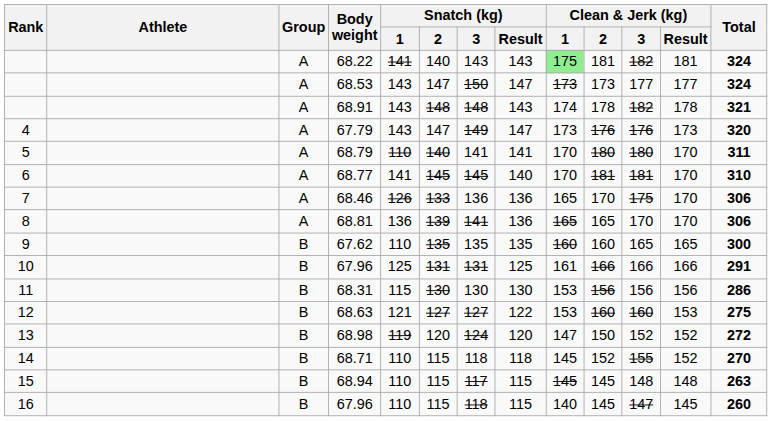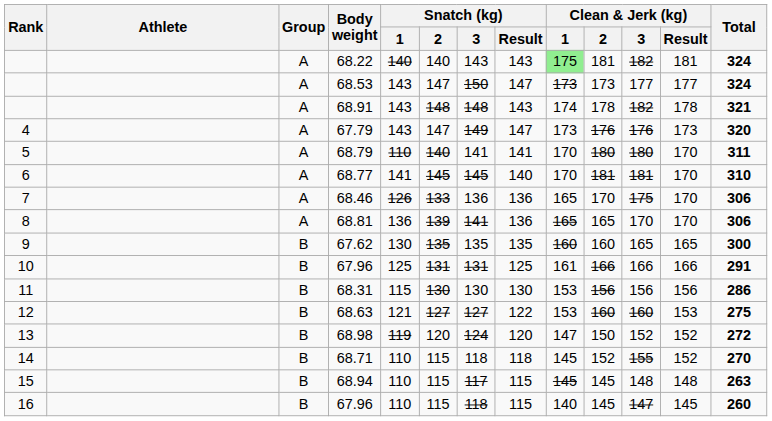(400, 61) 141 -> (400, 61) 140
(400, 244) 110 -> (400, 244) 130
